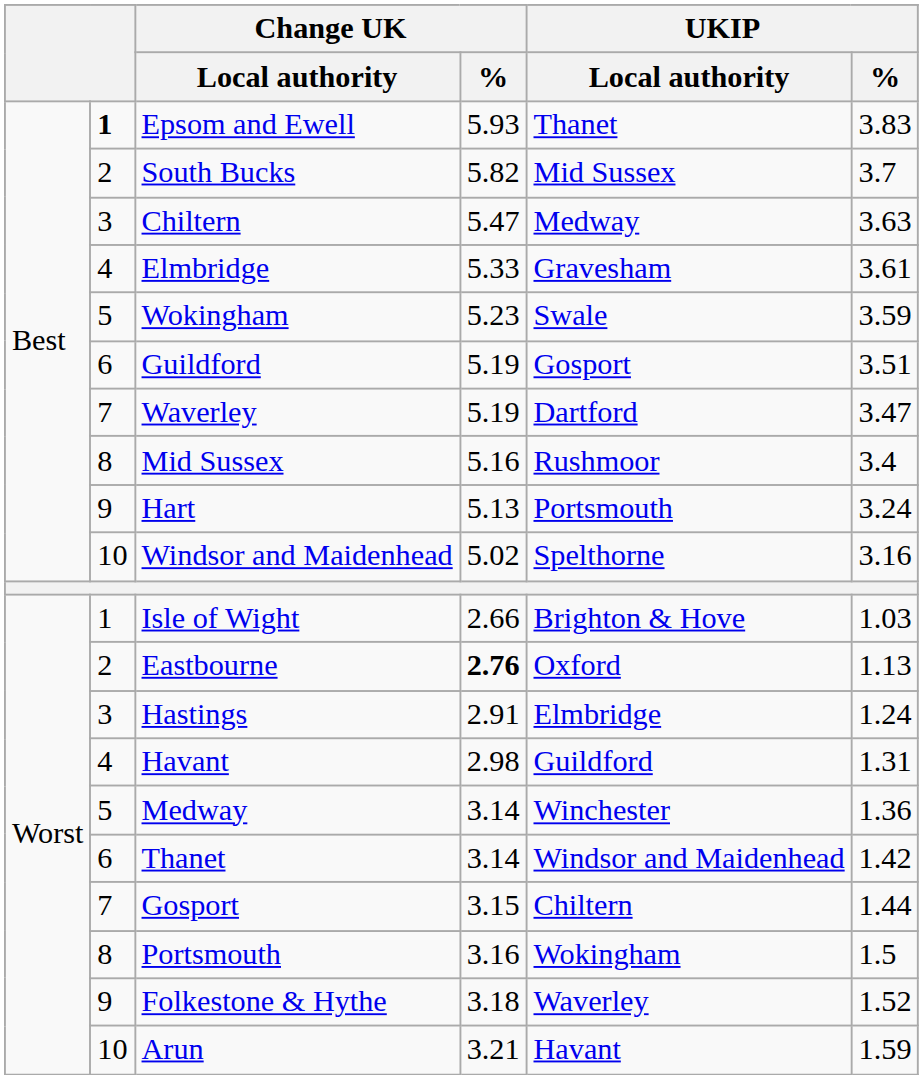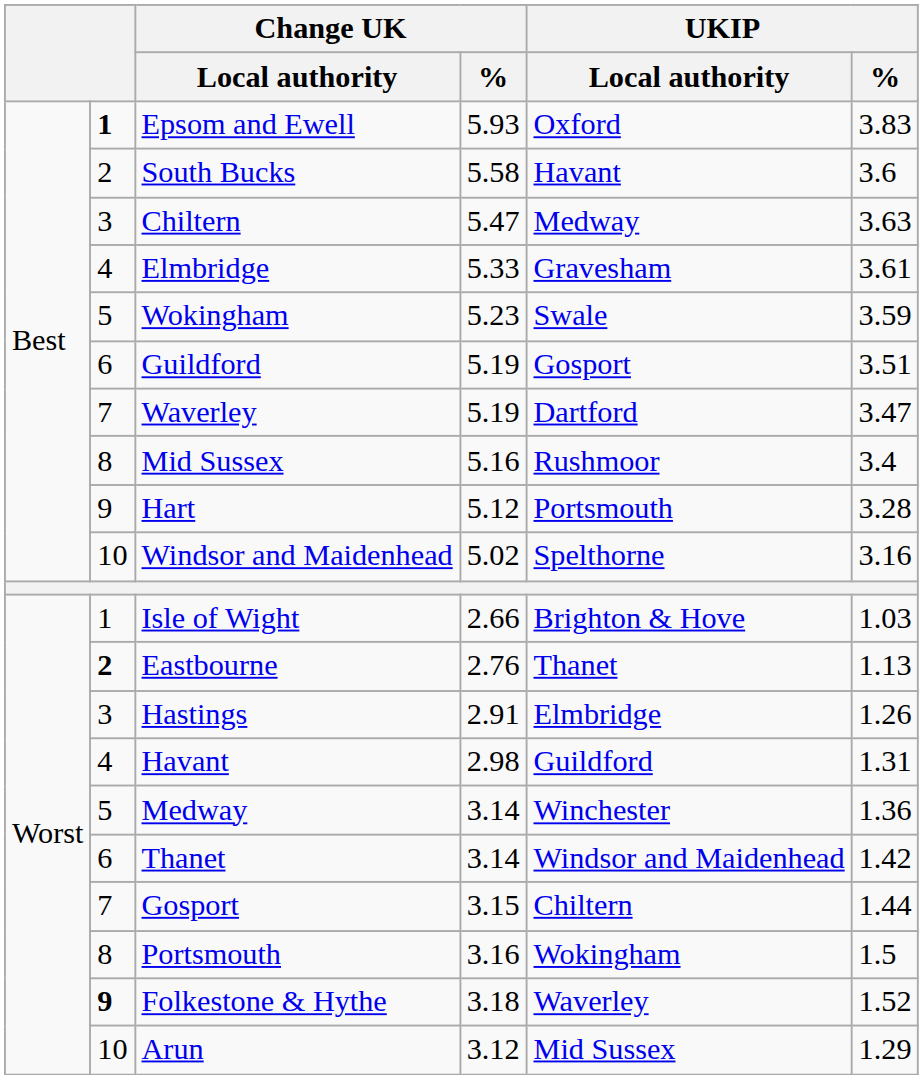(575, 124) Thanet -> (577, 124) Oxford
(493, 172) 5.82 -> (493, 172) 5.58
(604, 172) Mid Sussex -> (577, 172) Havant
(878, 172) 3.7 -> (878, 172) 3.6
(493, 508) 5.13 -> (493, 508) 5.12
(885, 508) 3.24 -> (885, 508) 3.28
(105, 665) normal -> (105, 665) bold
(493, 665) bold -> (493, 665) normal
(577, 665) Oxford -> (575, 665) Thanet
(885, 713) 1.24 -> (885, 713) 1.26
(105, 1001) normal -> (105, 1001) bold
(493, 1049) 3.21 -> (493, 1049) 3.12
(577, 1049) Havant -> (604, 1049) Mid Sussex
(885, 1049) 1.59 -> (885, 1049) 1.29
